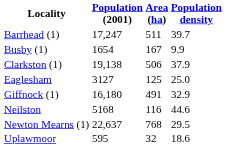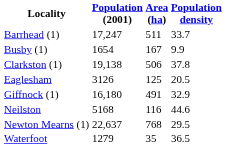(180, 34) 39.7 -> (180, 34) 33.7
(180, 64) 37.9 -> (180, 64) 37.8
(103, 79) 3127 -> (103, 79) 3126
(180, 79) 25.0 -> (180, 79) 20.5
- row: (30, 139)
+ row: (26, 139)
